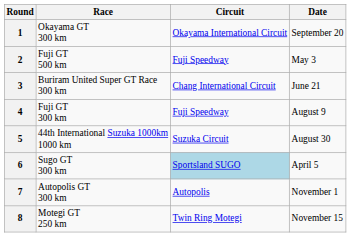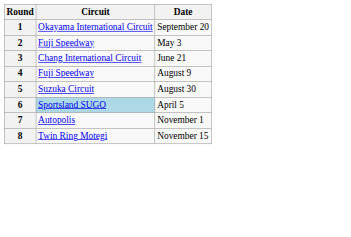- column: (103, 11)
